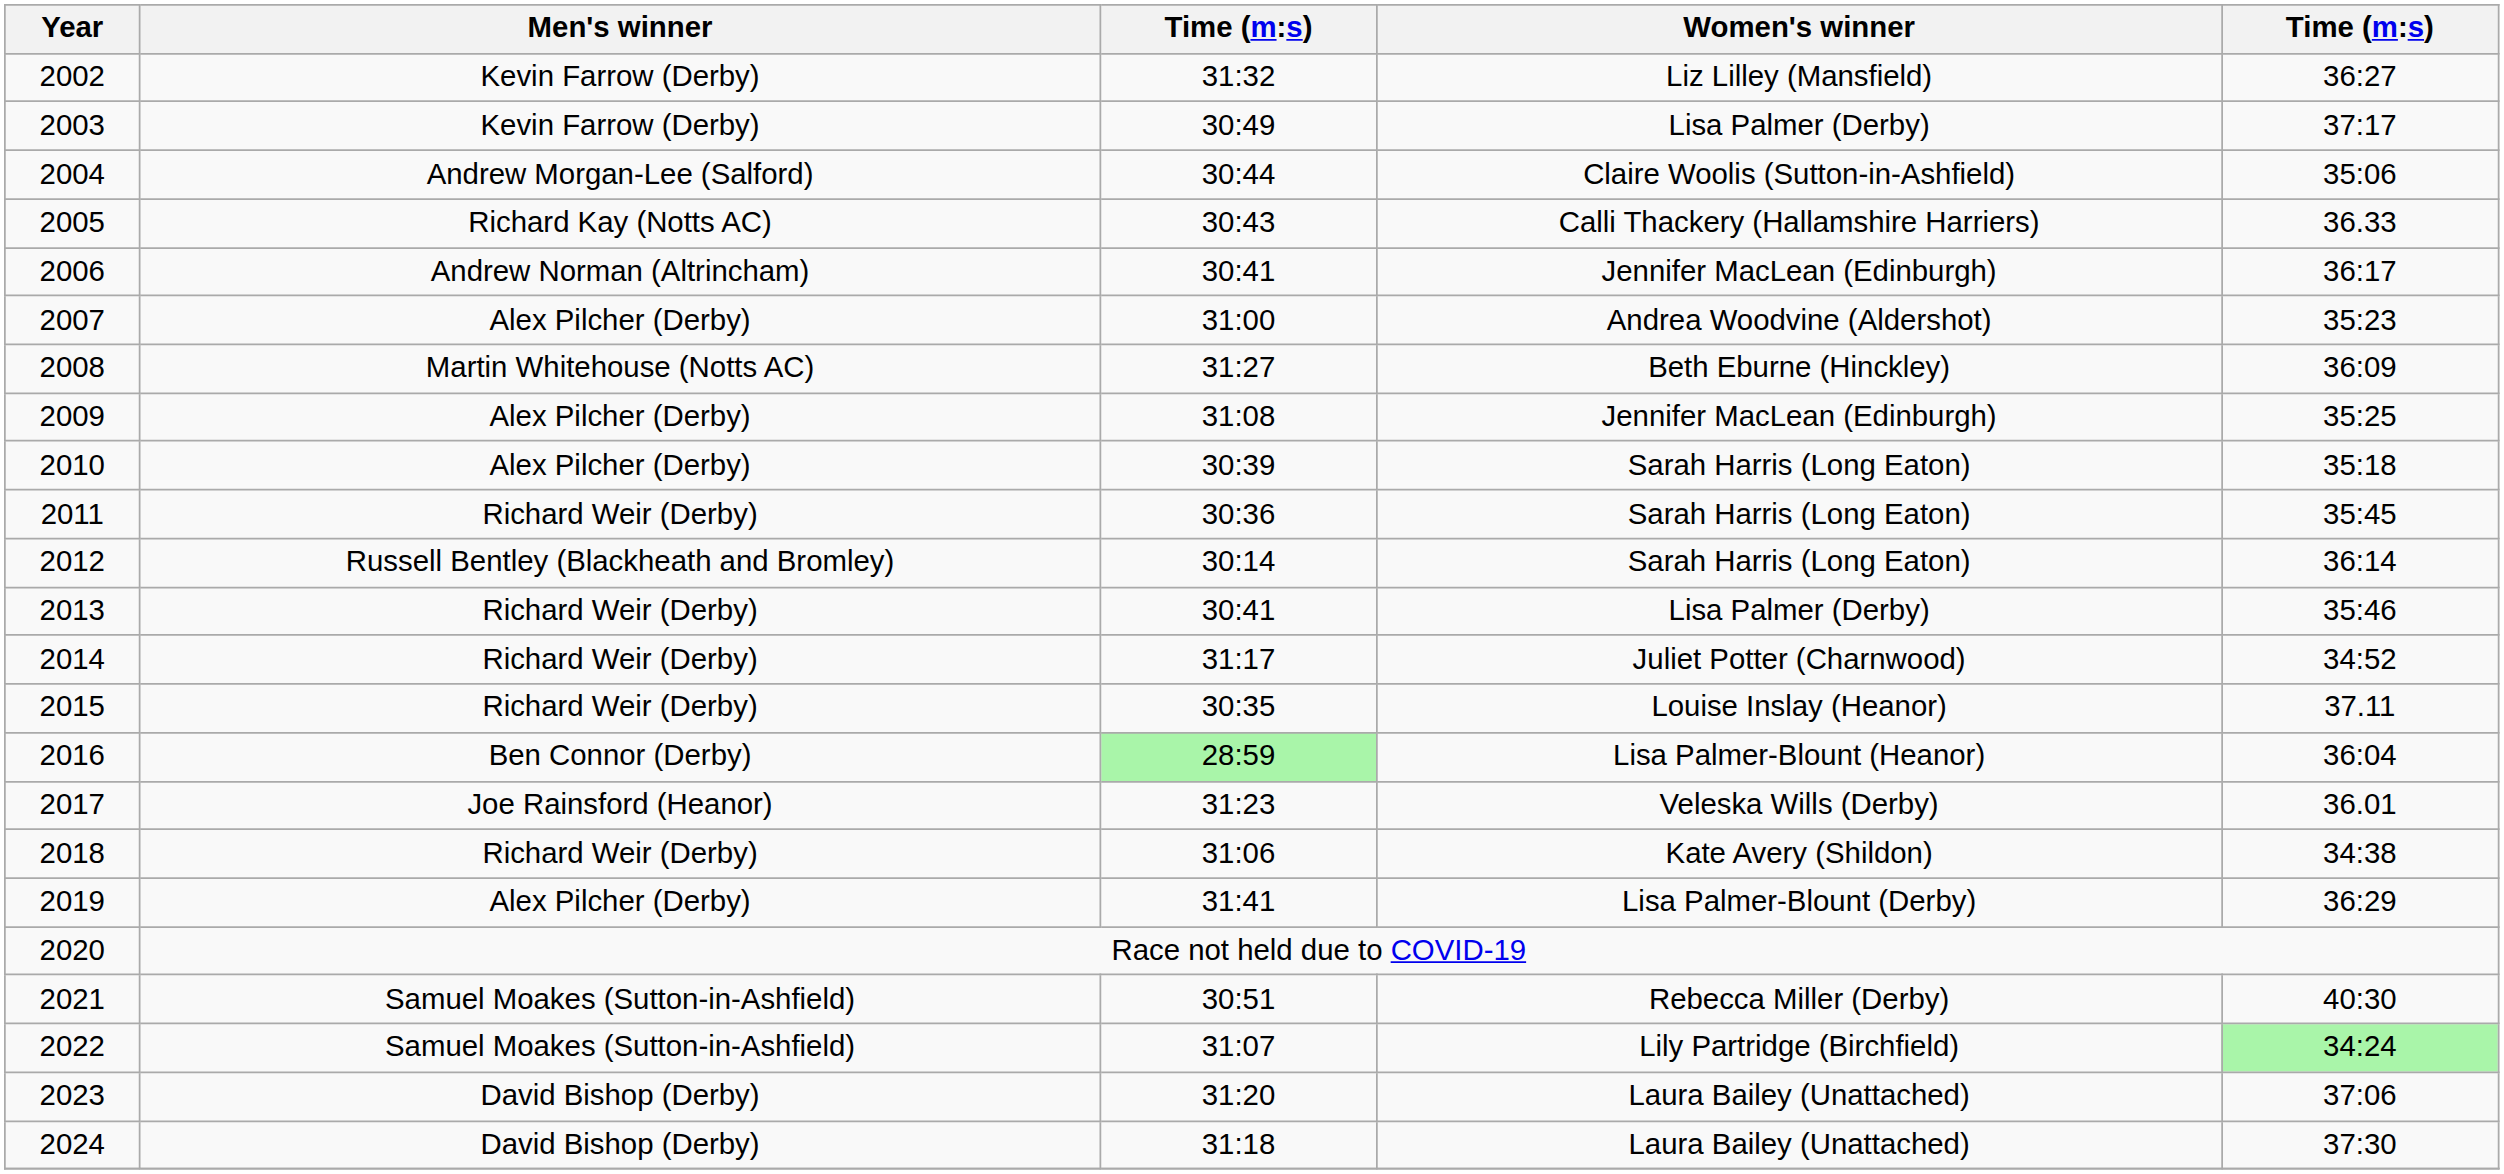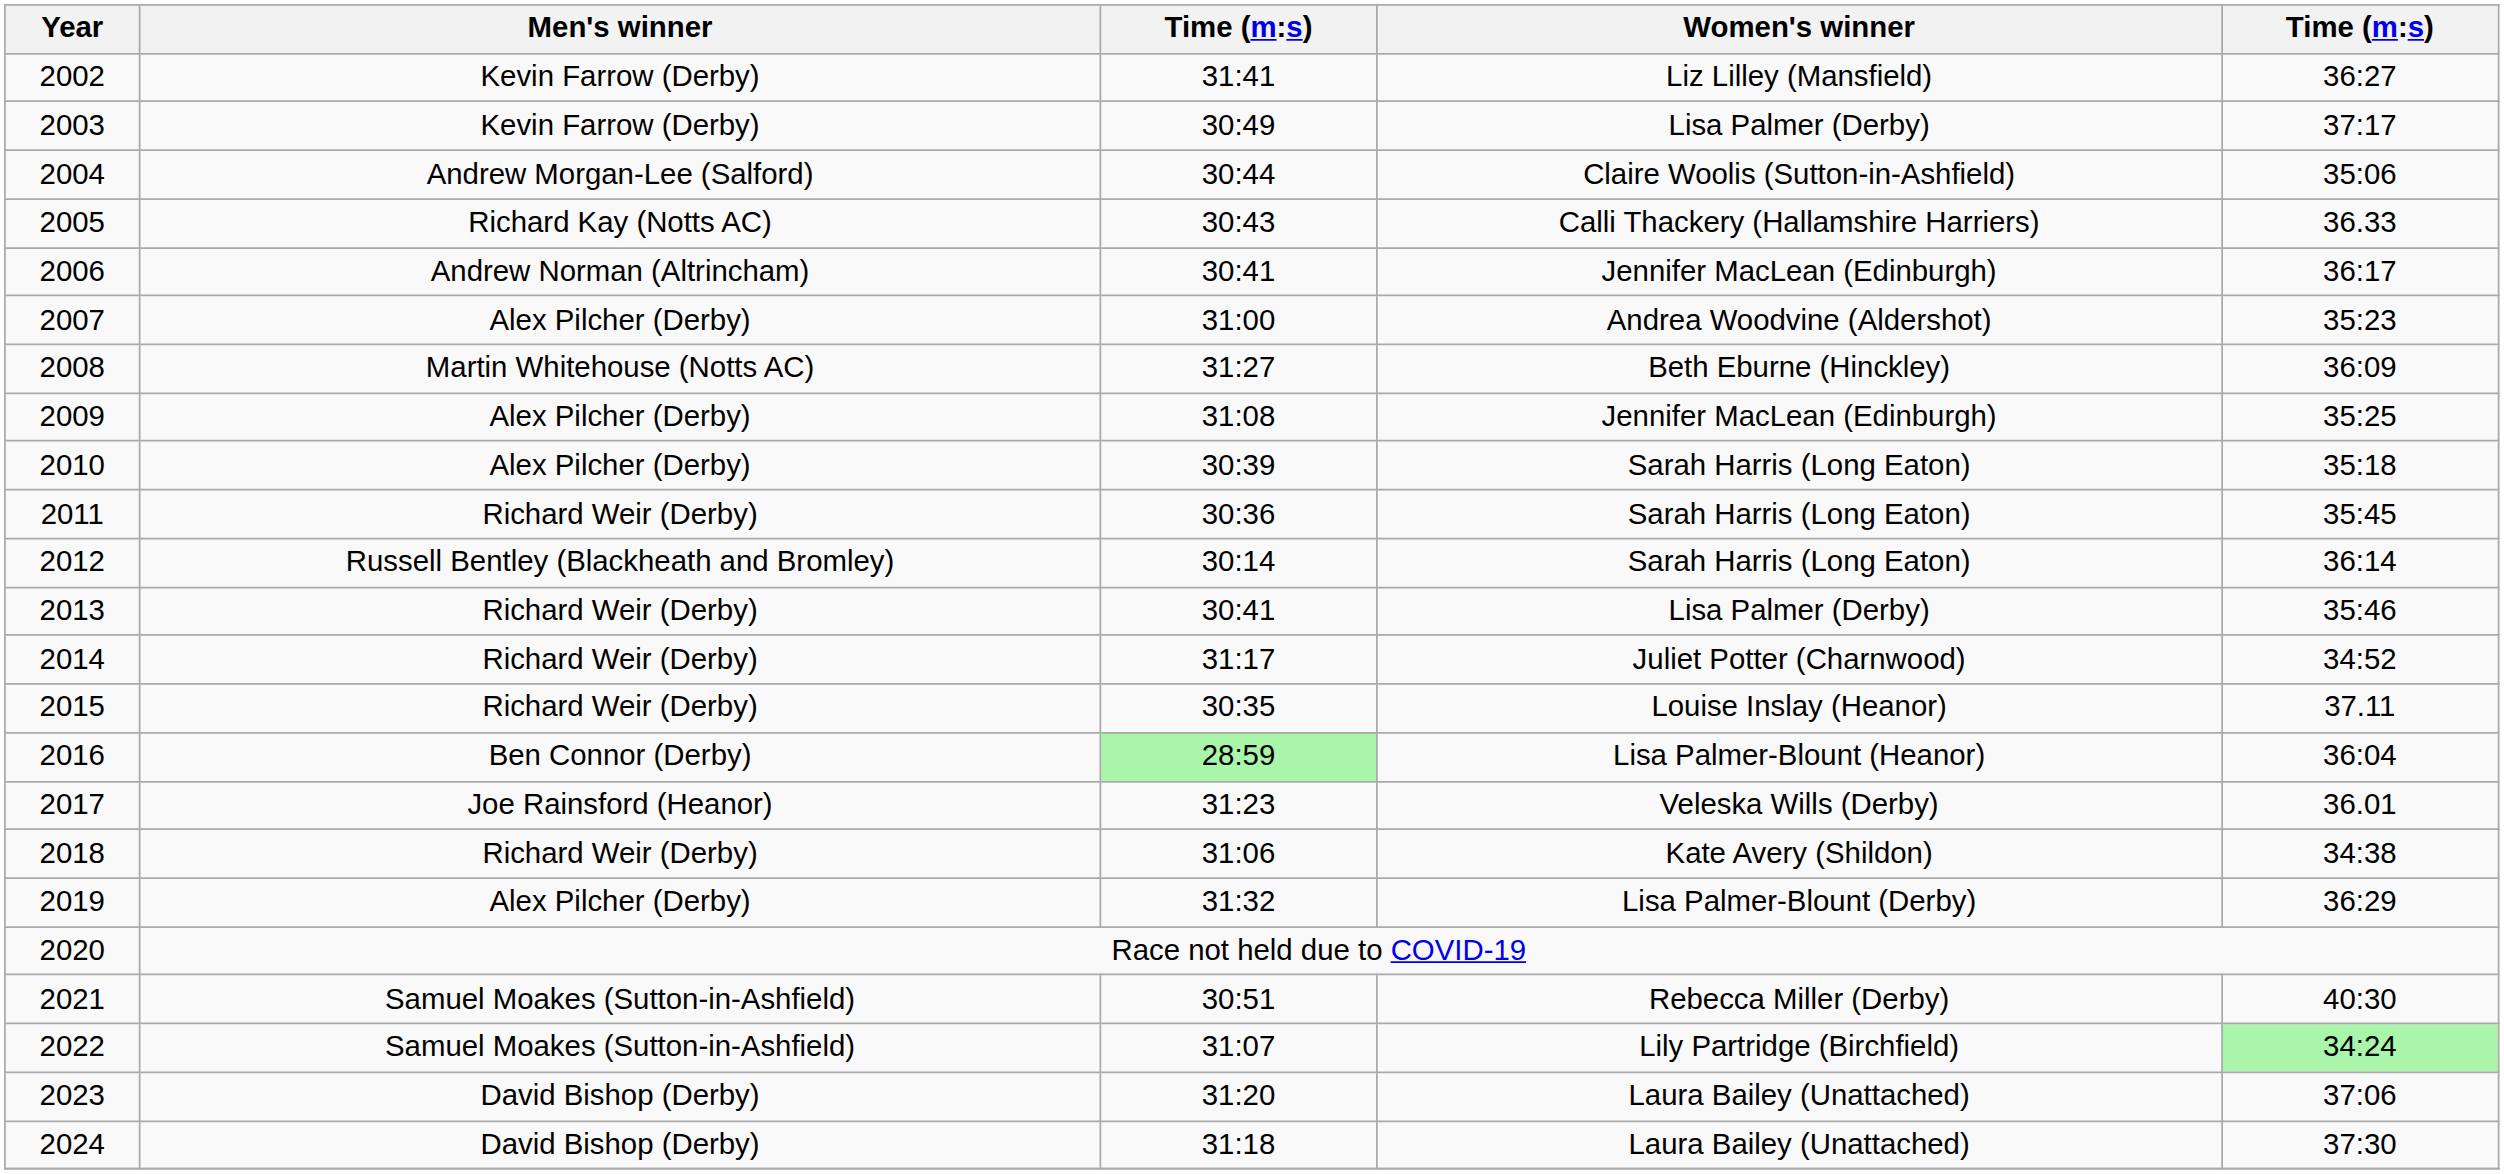(1238, 77) 31:32 -> (1238, 77) 31:41
(1238, 901) 31:41 -> (1238, 901) 31:32
